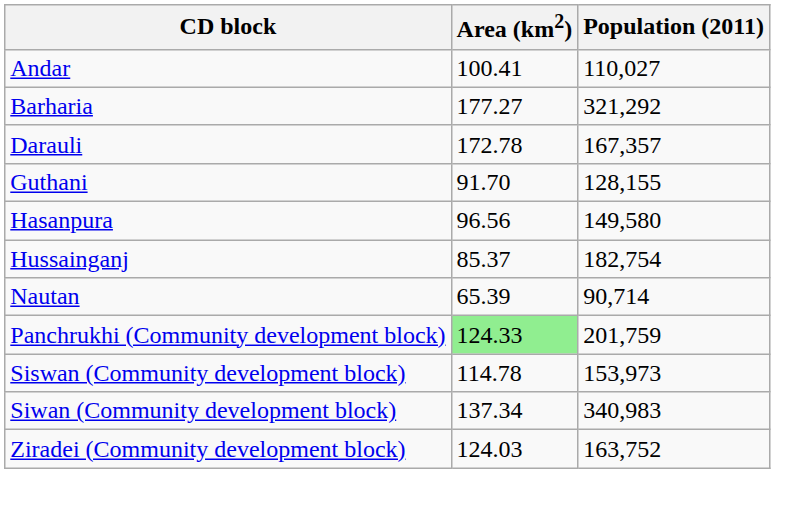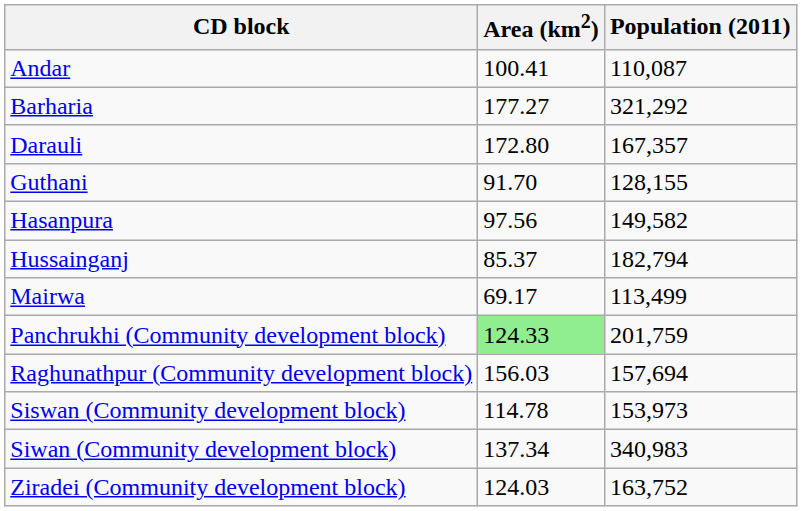(622, 68) 110,027 -> (648, 68) 110,087
(490, 144) 172.78 -> (516, 144) 172.80
(484, 220) 96.56 -> (510, 220) 97.56
(622, 220) 149,580 -> (649, 220) 149,582
(622, 258) 182,754 -> (649, 258) 182,794
+ row: (48, 296)
- row: (45, 296)
+ row: (241, 372)
